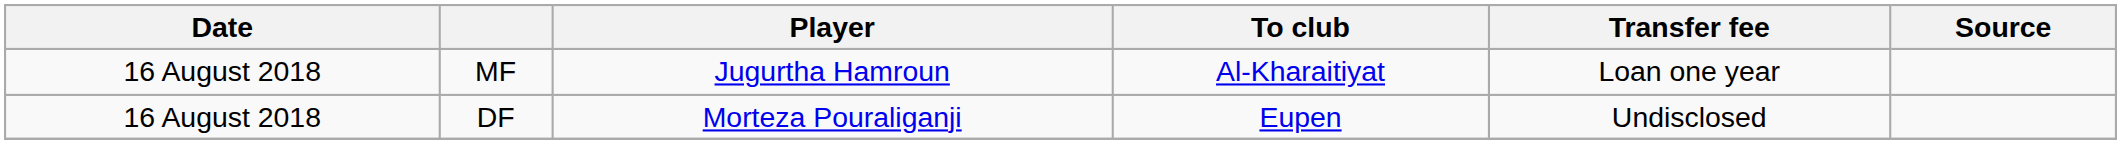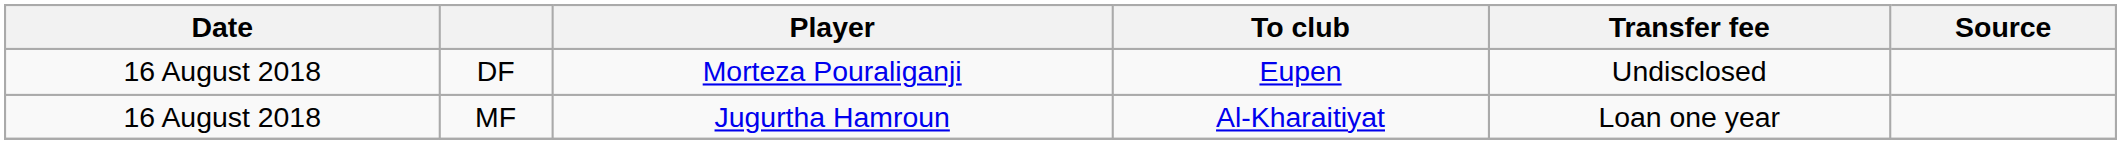rows swapped: (496, 72) <-> (496, 117)
